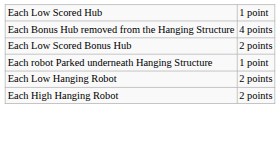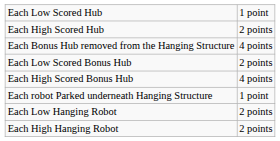+ row: (56, 29)
+ row: (70, 79)
